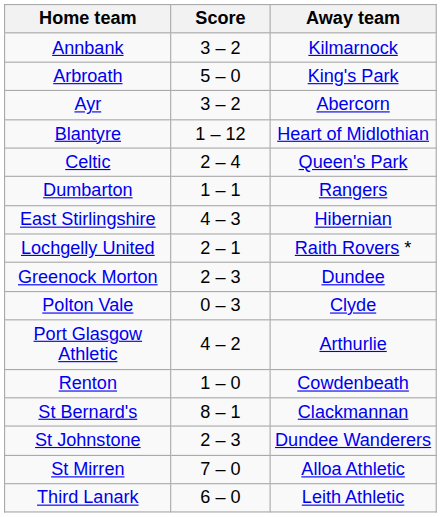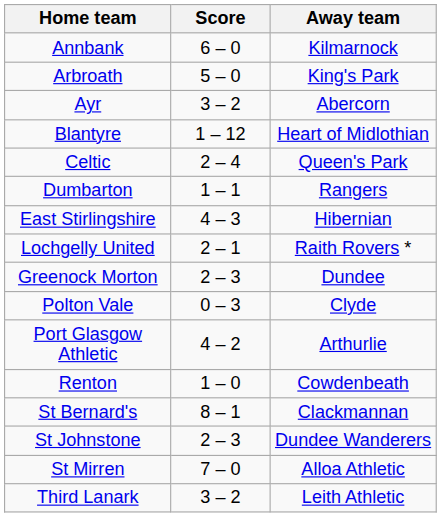(220, 47) 3 – 2 -> (220, 47) 6 – 0
(220, 497) 6 – 0 -> (220, 497) 3 – 2
